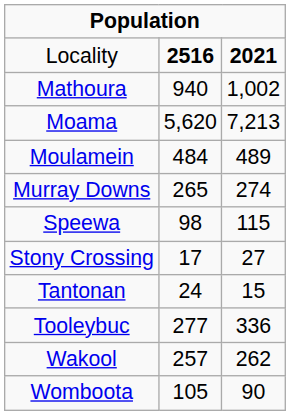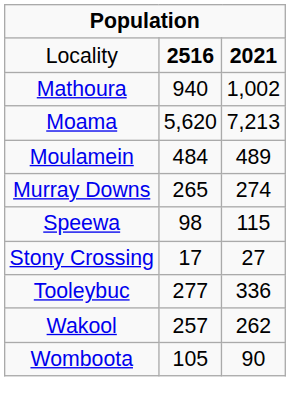- row: (82, 291)
